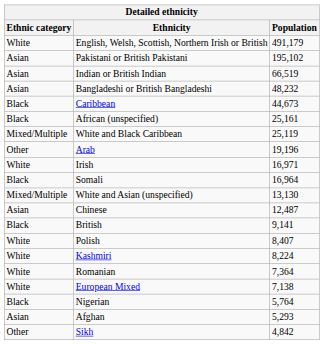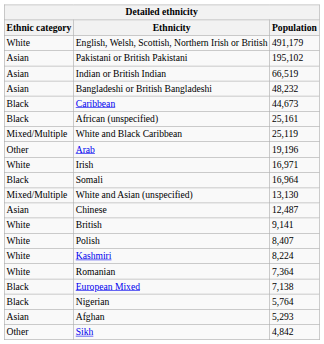(18, 225) Black -> (18, 225) White
(18, 286) White -> (18, 286) Black
